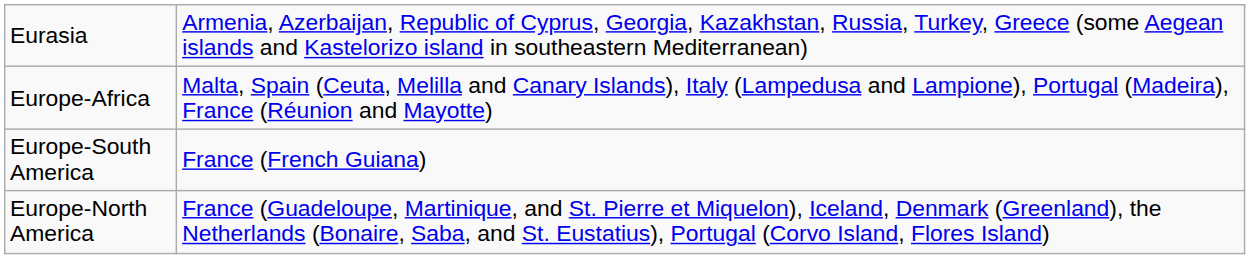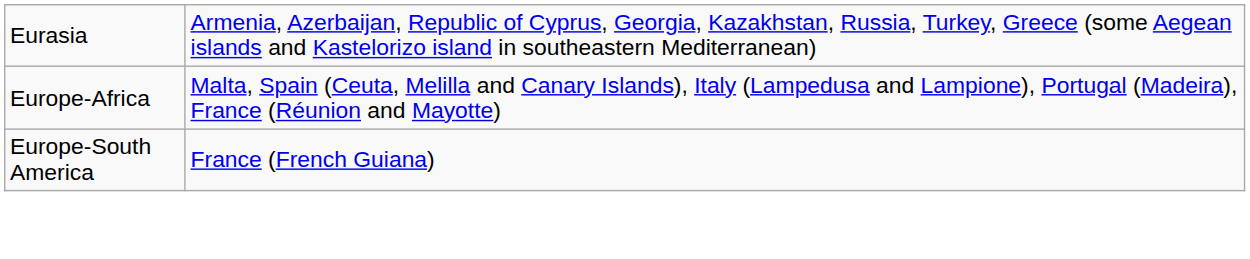- row: (79, 221)
